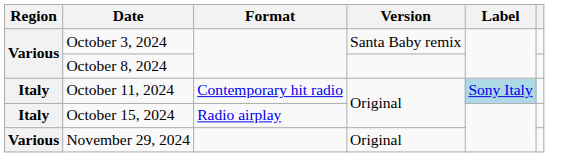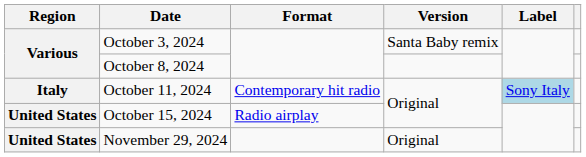(34, 115) Italy -> (52, 115) United States
(34, 139) Various -> (52, 139) United States
